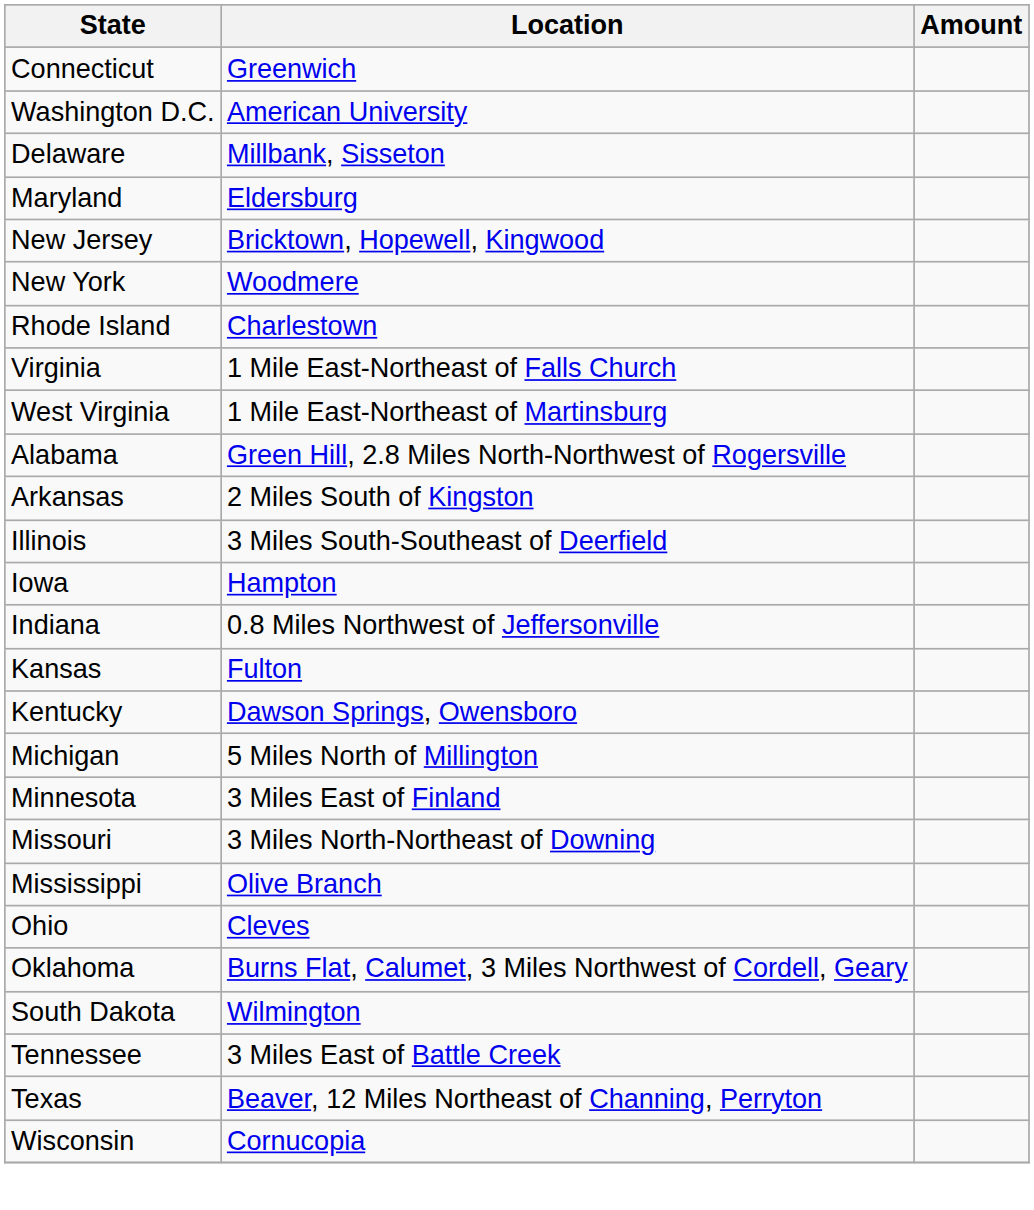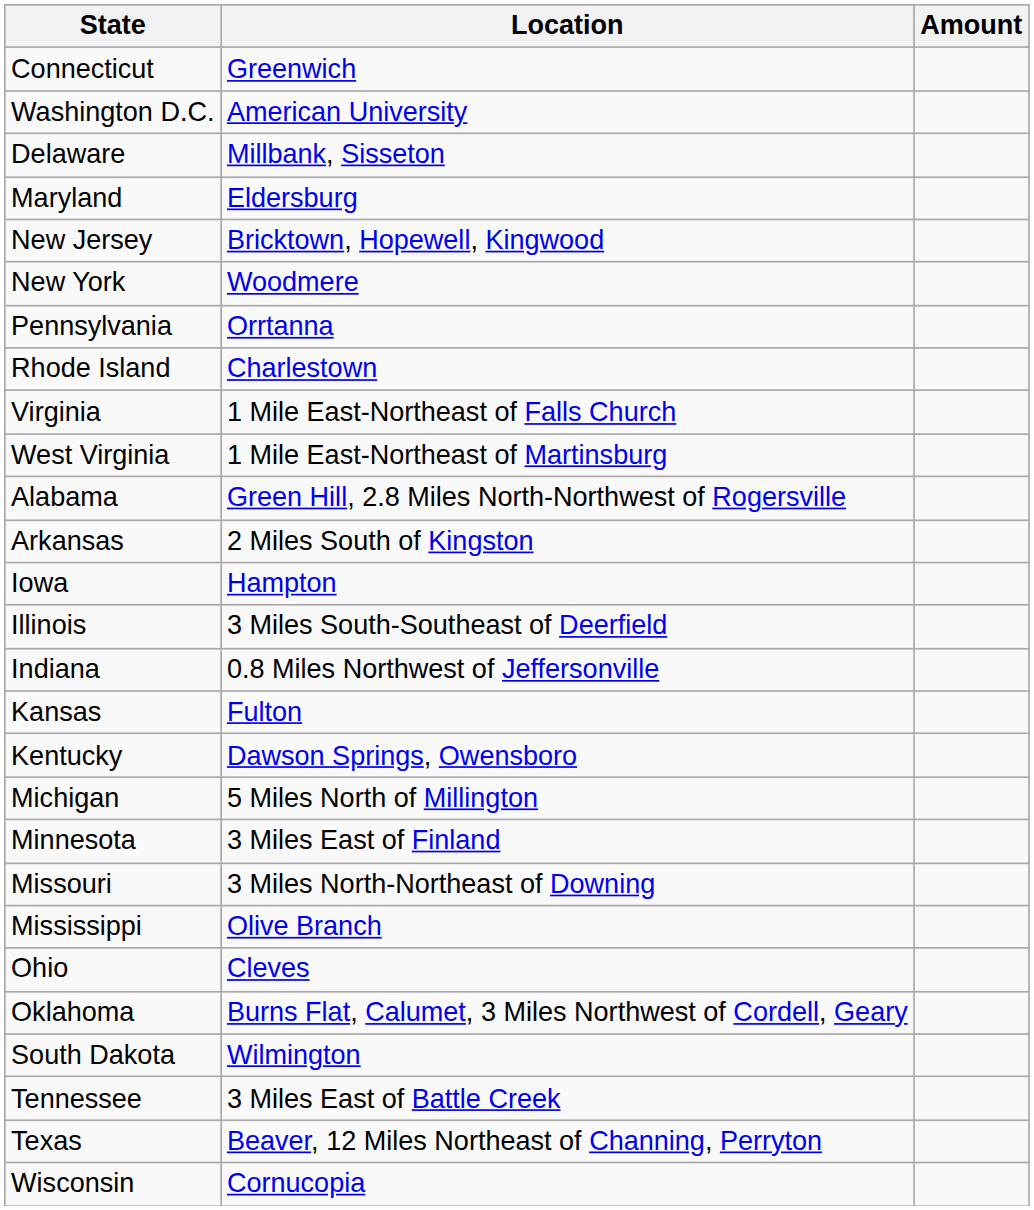+ row: (91, 326)
rows swapped: (40, 583) <-> (49, 540)
